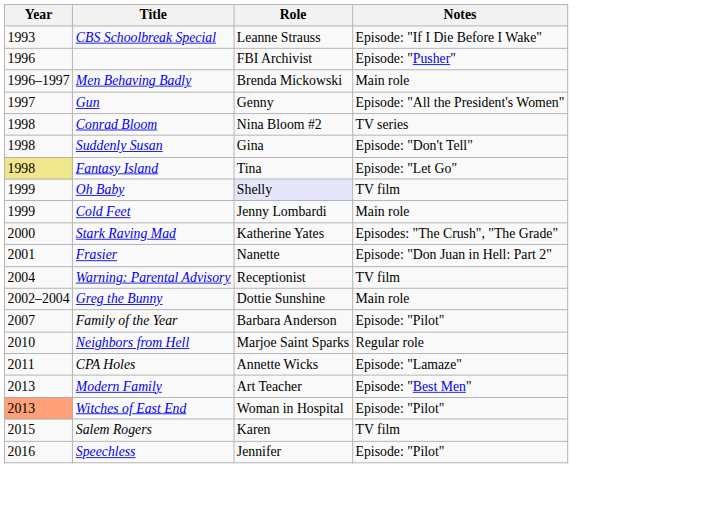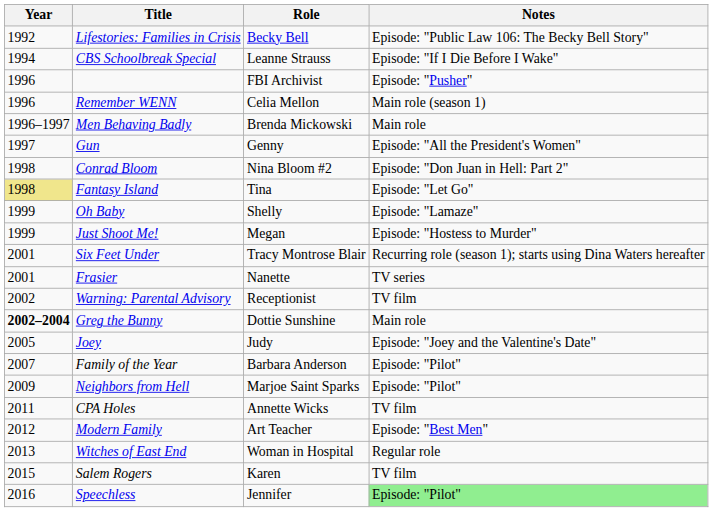+ row: (158, 37)
(21, 37) 1993 -> (21, 59) 1994
+ row: (126, 102)
(382, 124) TV series -> (470, 168) Episode: "Don Juan in Hell: Part 2"
- row: (119, 146)
(254, 189) lavender background -> (265, 211) no background
(378, 189) TV film -> (425, 211) Episode: "Lamaze"
+ row: (117, 233)
- row: (103, 211)
- row: (126, 233)
+ row: (118, 255)
(454, 255) Episode: "Don Juan in Hell: Part 2" -> (398, 277) TV series
(21, 277) 2004 -> (21, 299) 2002
(39, 299) normal -> (39, 320) bold
+ row: (88, 342)
(21, 342) 2010 -> (21, 386) 2009
(390, 342) Regular role -> (416, 386) Episode: "Pilot"
(409, 364) Episode: "Lamaze" -> (394, 408) TV film
(21, 386) 2013 -> (21, 430) 2012
(21, 408) lightsalmon background -> (21, 451) no background
(400, 408) Episode: "Pilot" -> (406, 451) Regular role
(400, 451) no background -> (416, 495) lightgreen background
